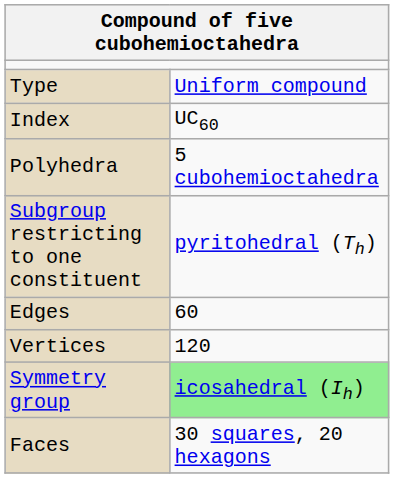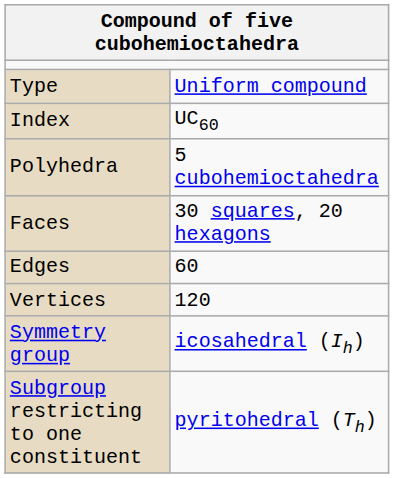rows swapped: (40, 446) <-> (76, 246)
(270, 390) lightgreen background -> (270, 344) no background
